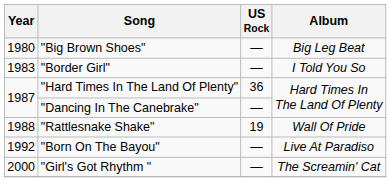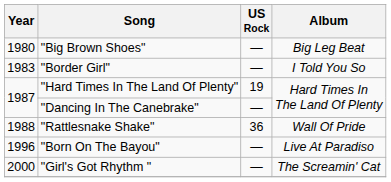(257, 87) 36 -> (257, 87) 19
(257, 127) 19 -> (257, 127) 36
(21, 147) 1992 -> (21, 147) 1996
